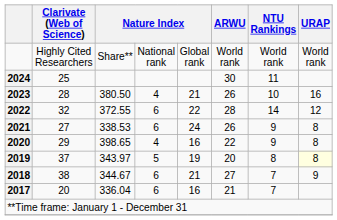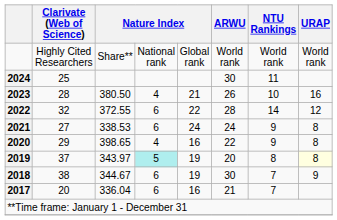(230, 127) 26 -> (230, 127) 24
(156, 159) no background -> (156, 159) paleturquoise background
(194, 175) 21 -> (194, 175) 19
(230, 175) 27 -> (230, 175) 30
